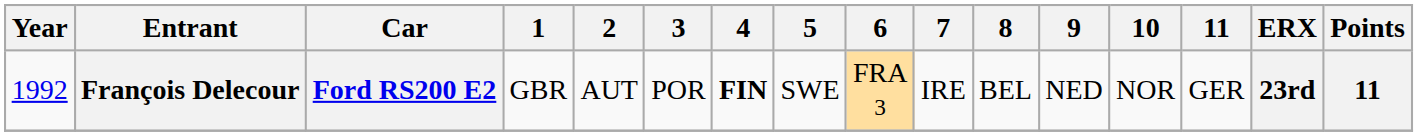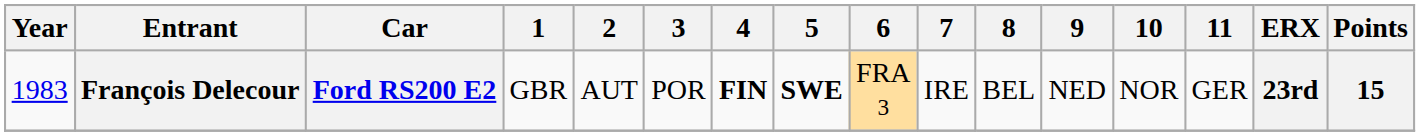(40, 89) 1992 -> (40, 89) 1983
(810, 89) normal -> (812, 89) bold
(1367, 89) 11 -> (1371, 89) 15
